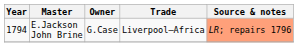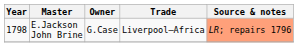(17, 30) 1794 -> (17, 30) 1798
